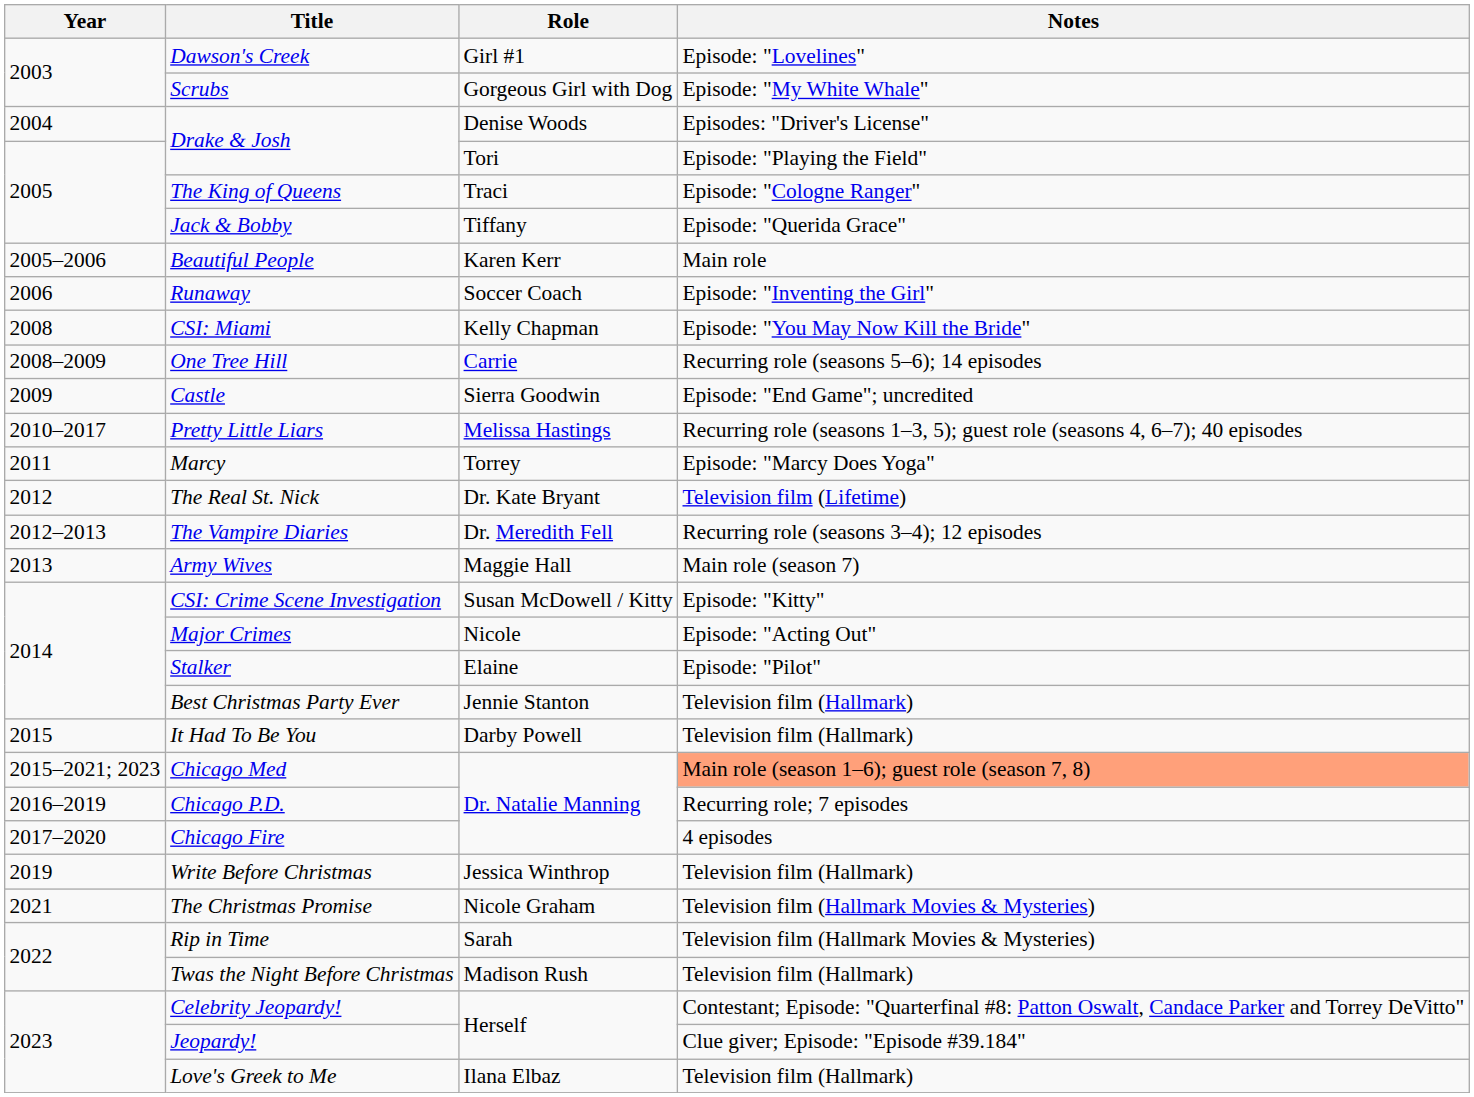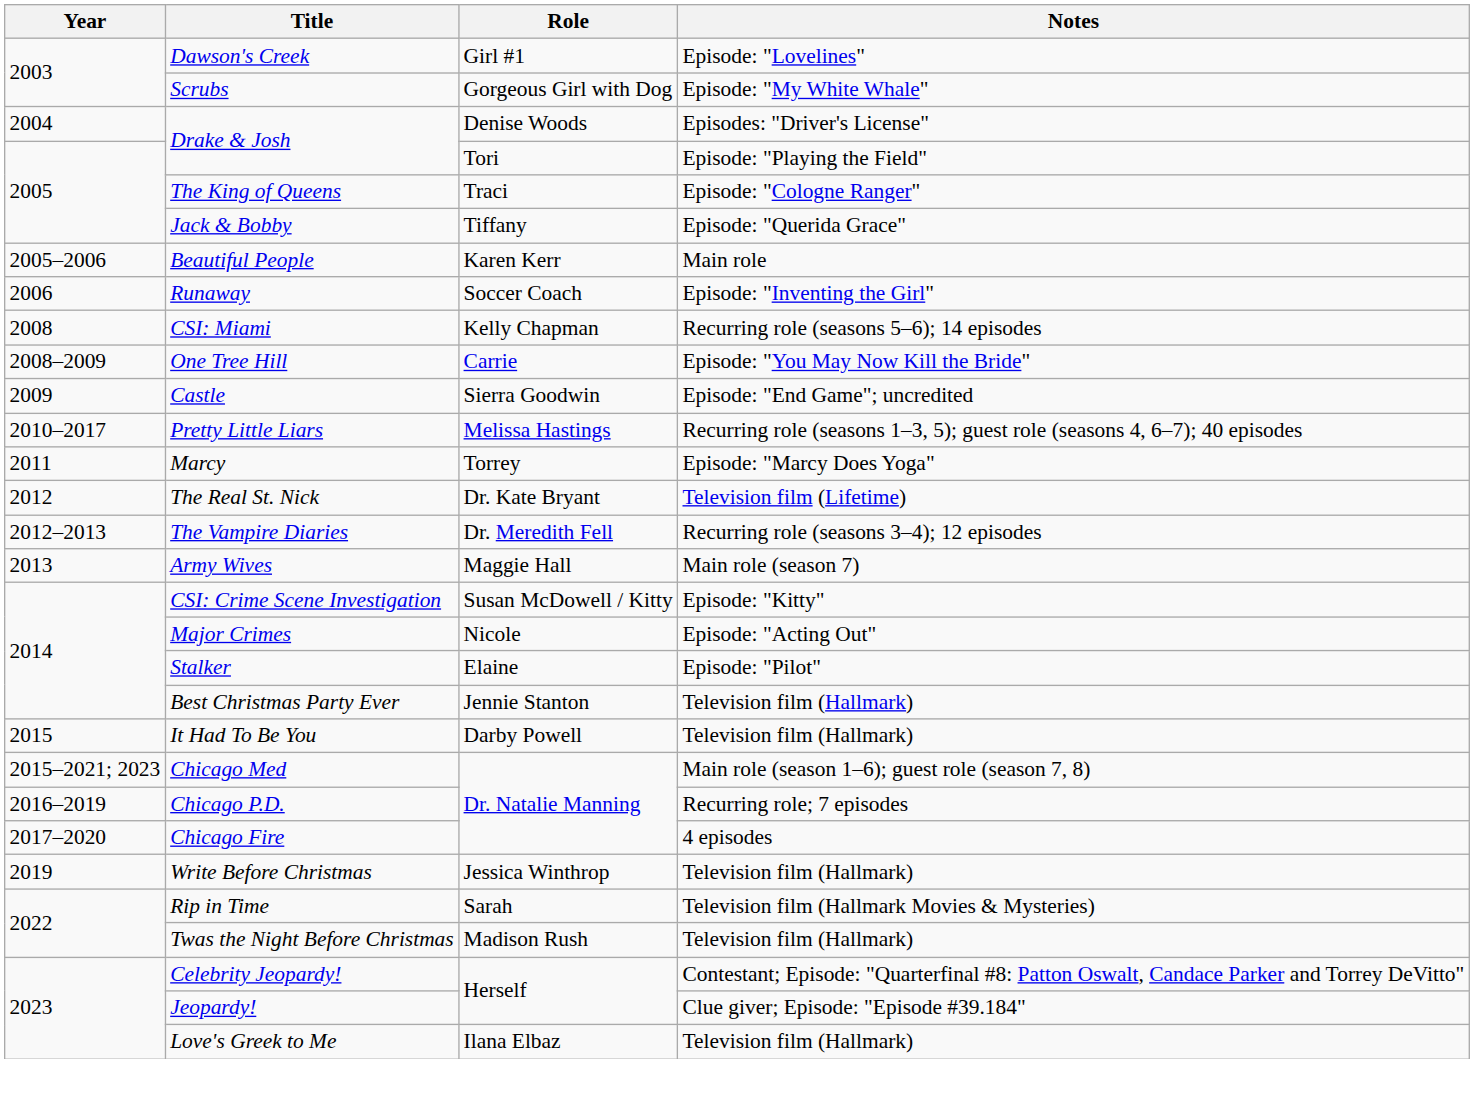(856, 327) Episode: "You May Now Kill the Bride" -> (862, 327) Recurring role (seasons 5–6); 14 episodes
(862, 361) Recurring role (seasons 5–6); 14 episodes -> (856, 361) Episode: "You May Now Kill the Bride"
(886, 769) lightsalmon background -> (886, 769) no background
- row: (271, 905)
